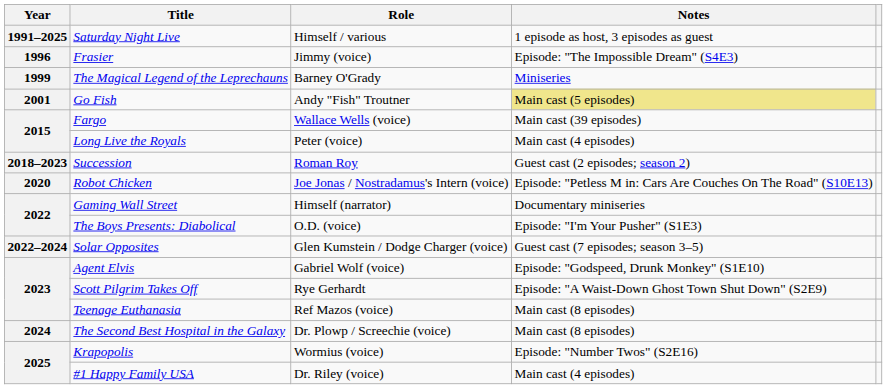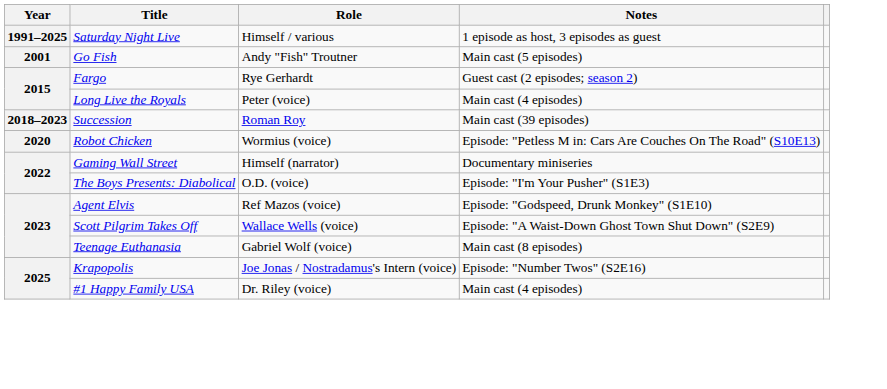- row: (93, 57)
- row: (181, 78)
(575, 99) khaki background -> (522, 57) no background
(352, 120) Wallace Wells (voice) -> (277, 78) Rye Gerhardt
(578, 120) Main cast (39 episodes) -> (550, 78) Guest cast (2 episodes; season 2)
(602, 162) Guest cast (2 episodes; season 2) -> (525, 120) Main cast (39 episodes)
(401, 183) Joe Jonas / Nostradamus's Intern (voice) -> (286, 141) Wormius (voice)
- row: (116, 246)
(349, 267) Gabriel Wolf (voice) -> (291, 204) Ref Mazos (voice)
(330, 288) Rye Gerhardt -> (300, 225) Wallace Wells (voice)
(343, 309) Ref Mazos (voice) -> (297, 246) Gabriel Wolf (voice)
- row: (179, 330)
(339, 352) Wormius (voice) -> (349, 267) Joe Jonas / Nostradamus's Intern (voice)
